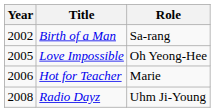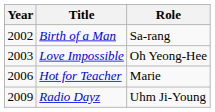(20, 55) 2005 -> (20, 55) 2003
(20, 96) 2008 -> (20, 96) 2009
